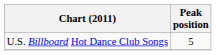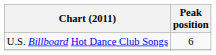(191, 41) 5 -> (191, 41) 6
